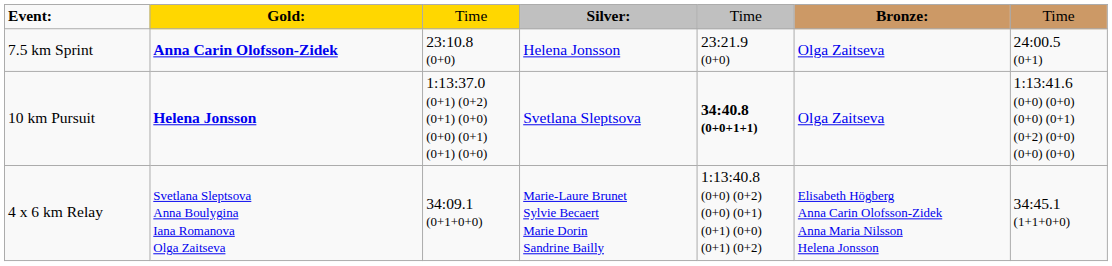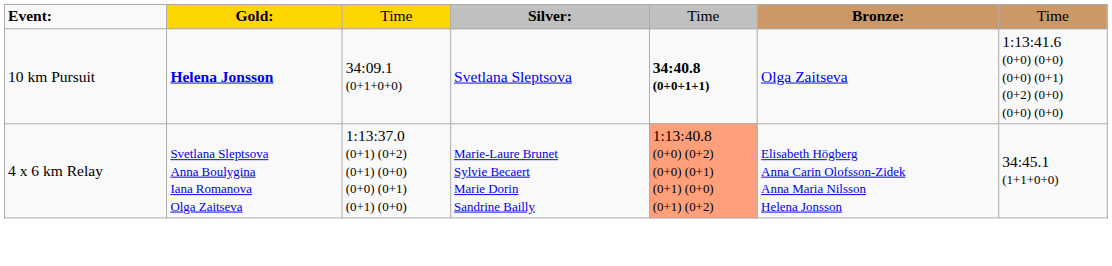- row: (51, 50)
(457, 118) 1:13:37.0 (0+1) (0+2) (0+1) (0+0) (0+0) (0+1) (0+1) (0+0) -> (374, 76) 34:09.1 (0+1+0+0)
(454, 212) 34:09.1 (0+1+0+0) -> (376, 170) 1:13:37.0 (0+1) (0+2) (0+1) (0+0) (0+0) (0+1) (0+1) (0+0)
(731, 212) no background -> (683, 170) lightsalmon background
